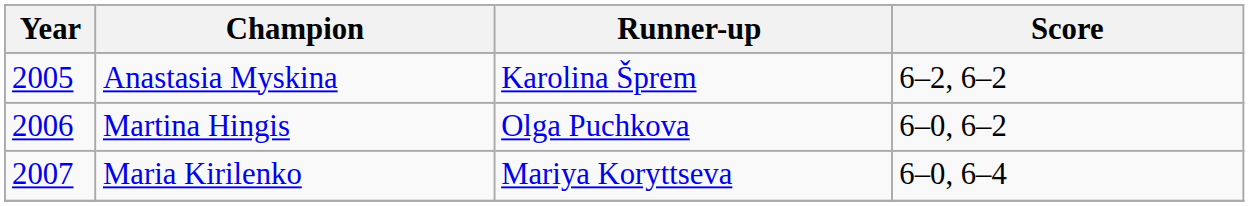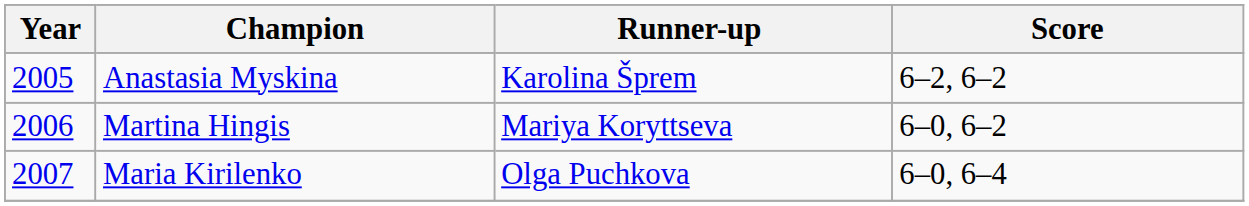(595, 126) Olga Puchkova -> (617, 126) Mariya Koryttseva
(617, 175) Mariya Koryttseva -> (595, 175) Olga Puchkova
